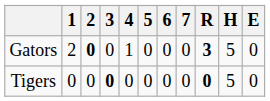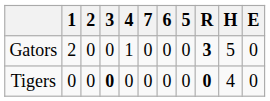columns swapped: (148, 20) <-> (186, 20)
(91, 50) bold -> (91, 50) normal
(231, 81) 5 -> (231, 81) 4
